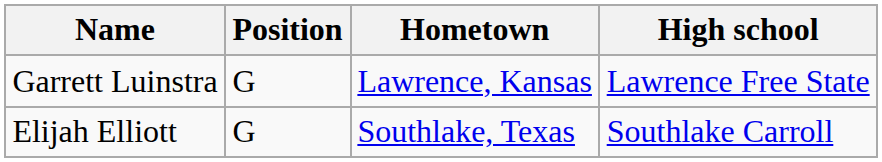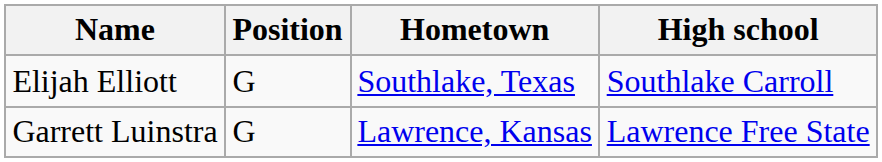rows swapped: (95, 131) <-> (115, 80)
